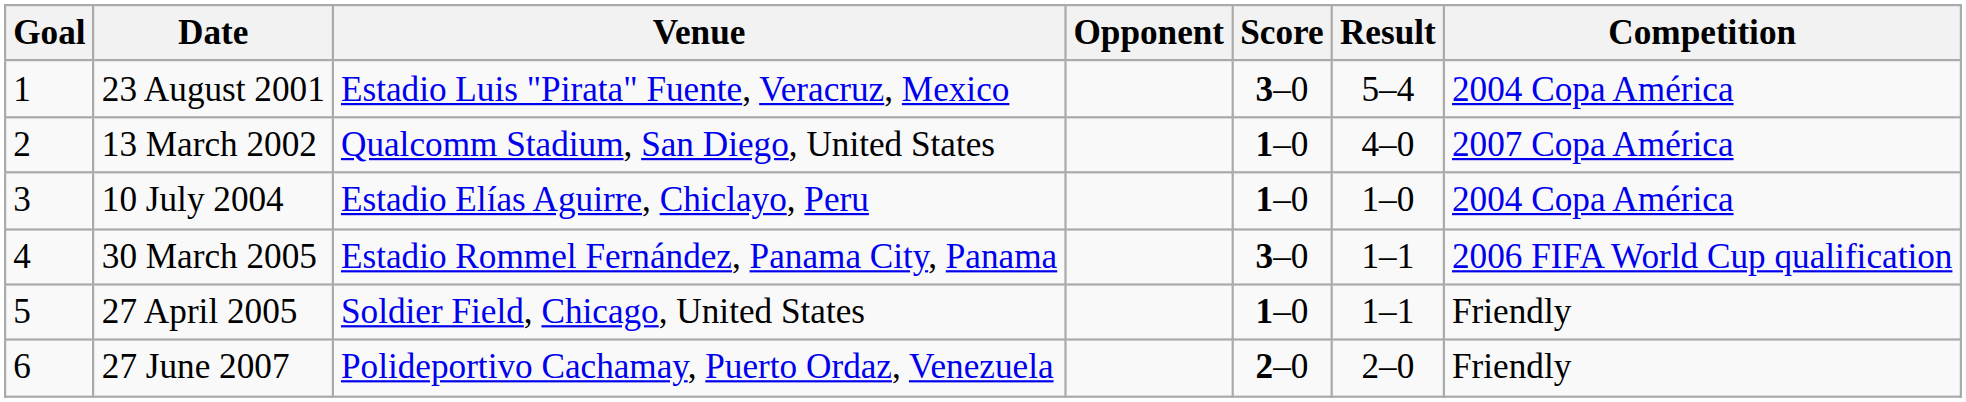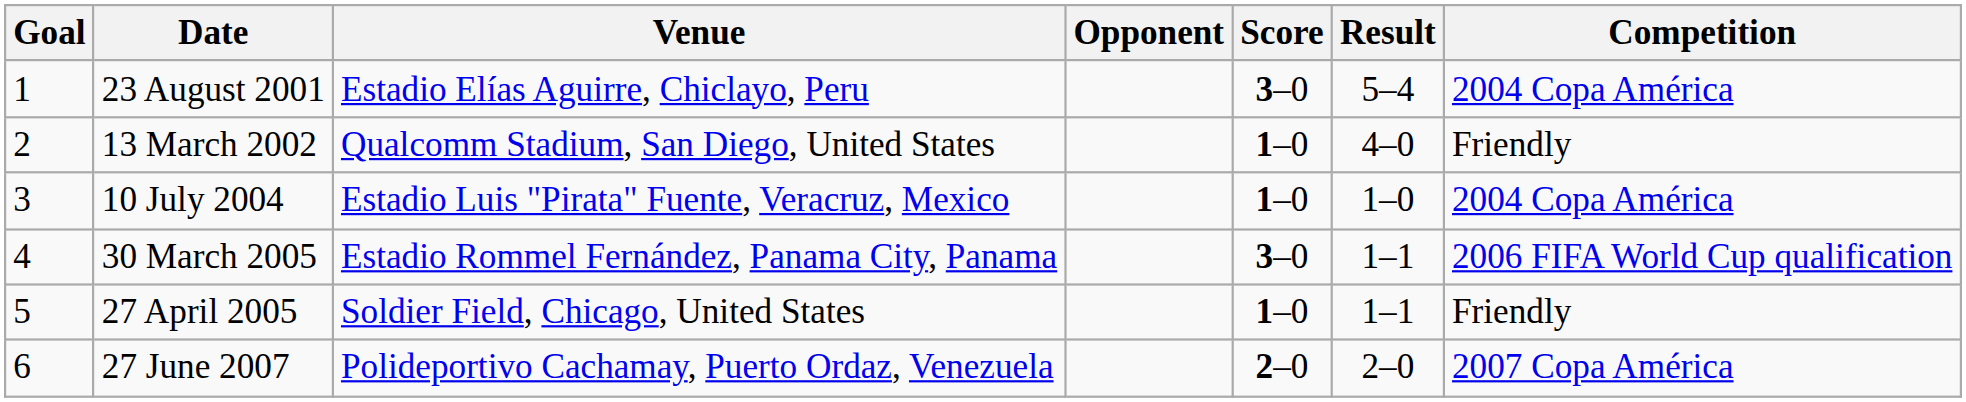(675, 88) Estadio Luis "Pirata" Fuente, Veracruz, Mexico -> (605, 88) Estadio Elías Aguirre, Chiclayo, Peru
(1593, 144) 2007 Copa América -> (1512, 144) Friendly
(605, 199) Estadio Elías Aguirre, Chiclayo, Peru -> (675, 199) Estadio Luis "Pirata" Fuente, Veracruz, Mexico
(1512, 367) Friendly -> (1593, 367) 2007 Copa América
